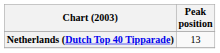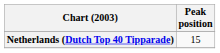(195, 39) 13 -> (195, 39) 15
